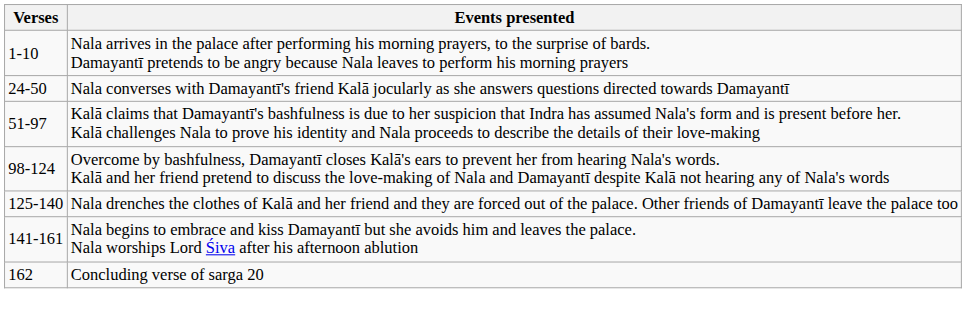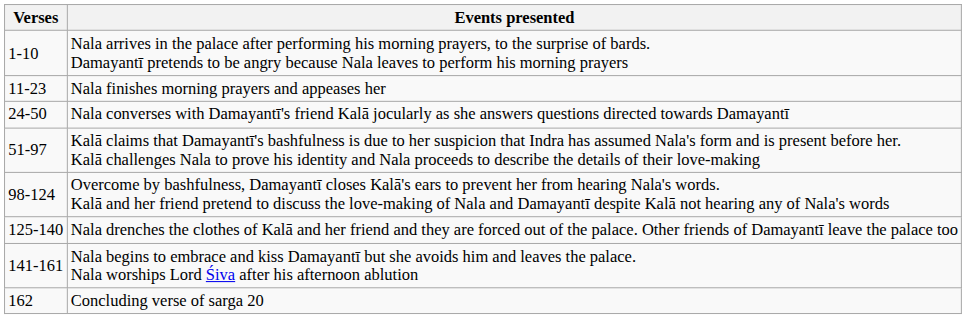+ row: (228, 88)
